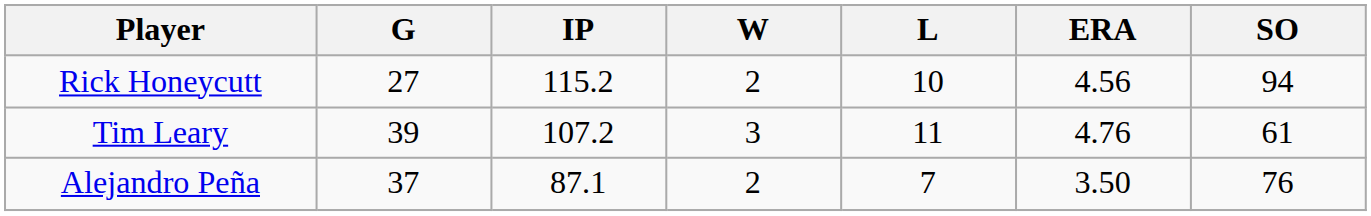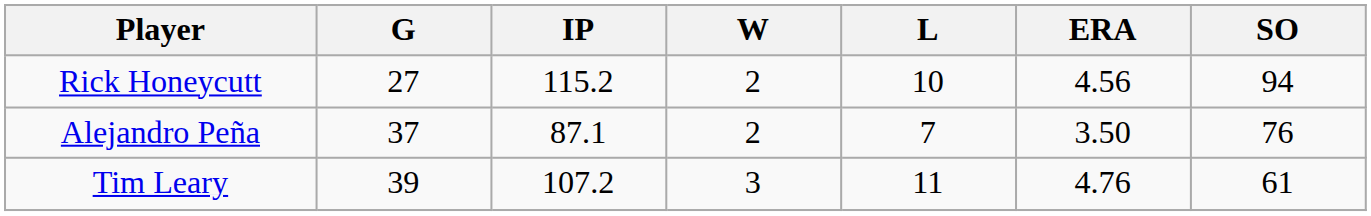rows swapped: (160, 132) <-> (160, 183)
